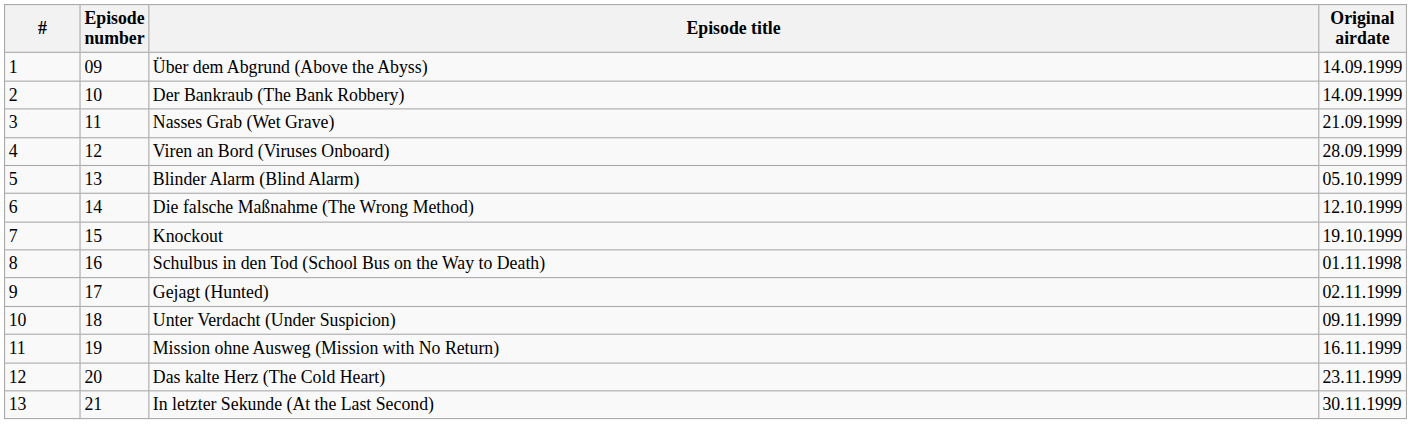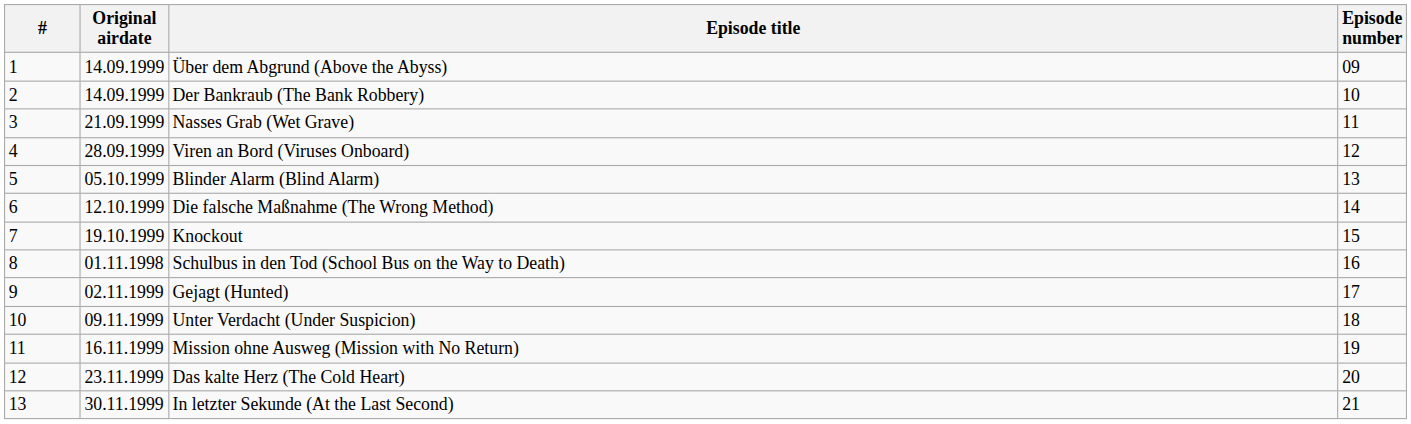columns swapped: (1362, 28) <-> (115, 28)
